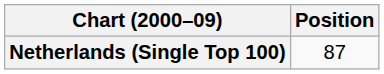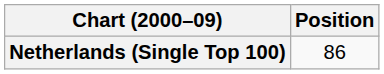(335, 52) 87 -> (335, 52) 86
